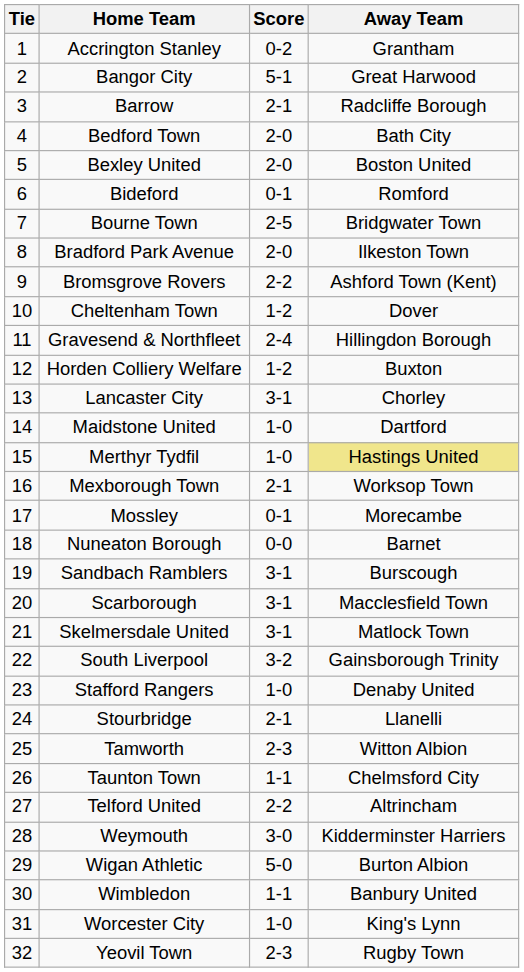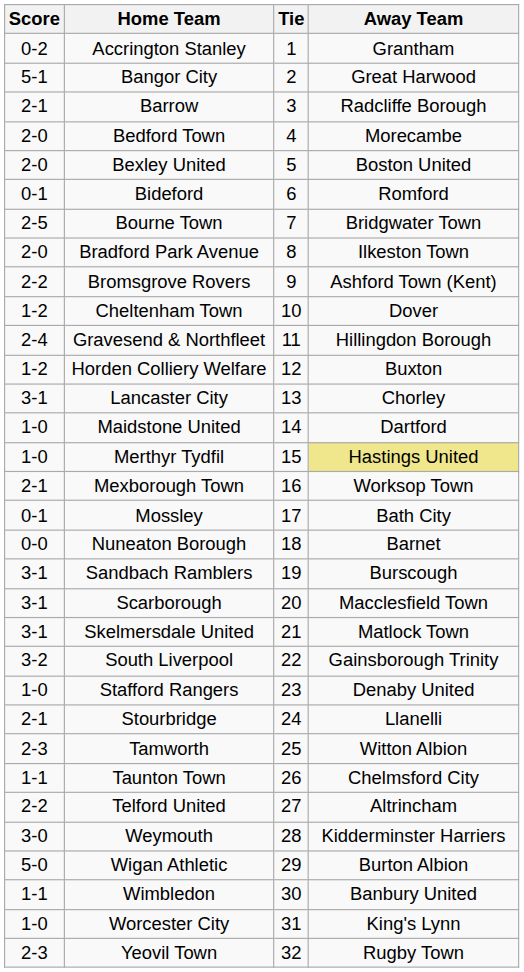columns swapped: (22, 19) <-> (279, 19)
(414, 135) Bath City -> (414, 135) Morecambe
(414, 515) Morecambe -> (414, 515) Bath City
